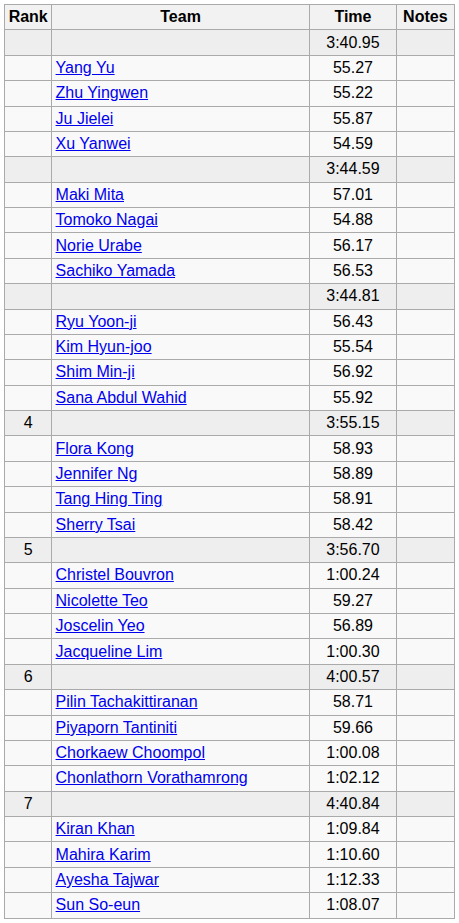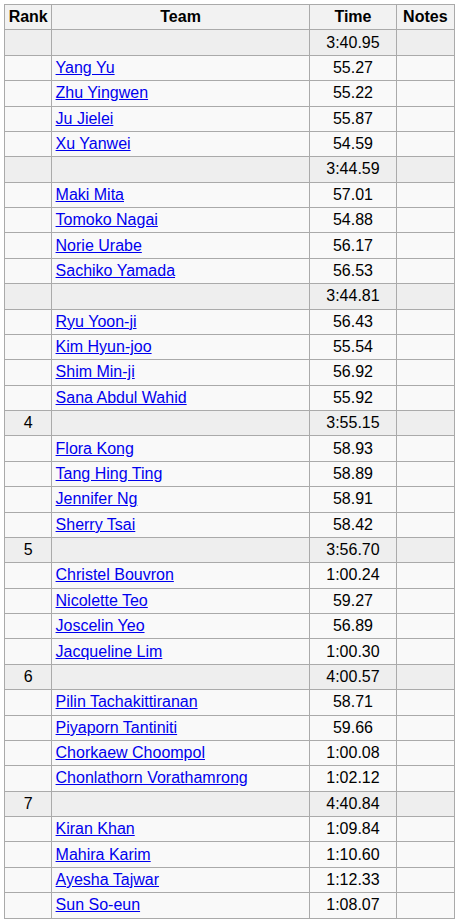(96, 473) Jennifer Ng -> (109, 473) Tang Hing Ting
(109, 499) Tang Hing Ting -> (96, 499) Jennifer Ng
